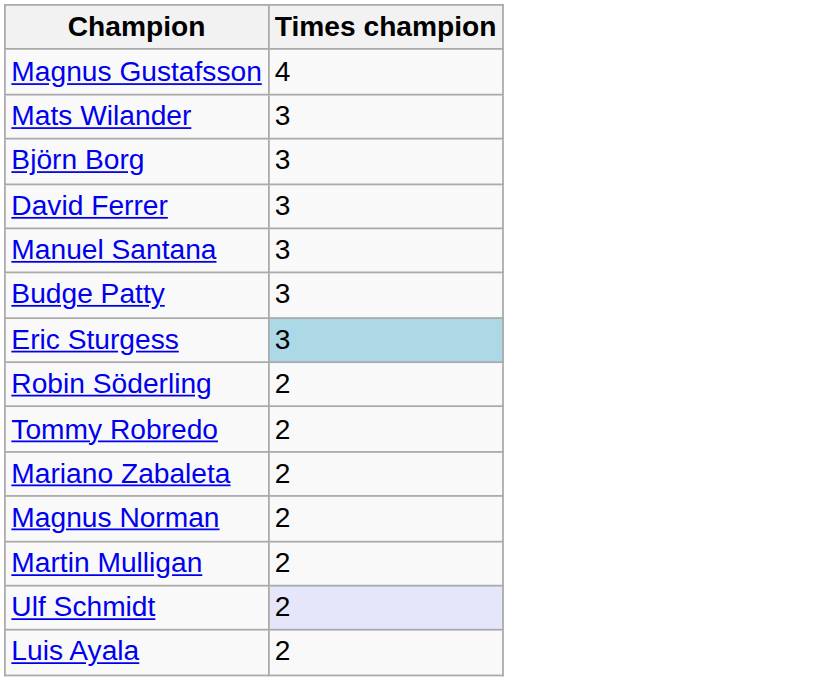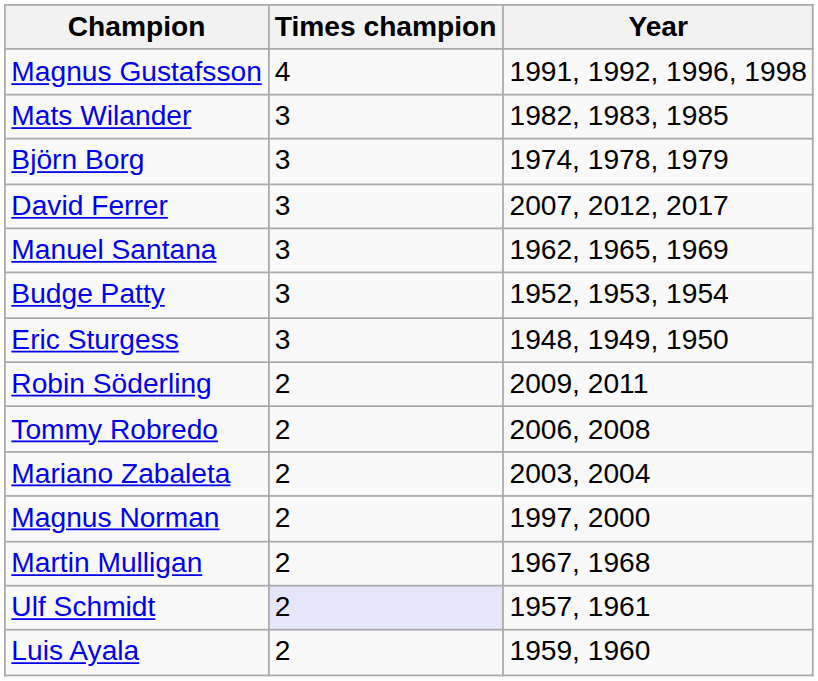+ column: (658, 26)
(283, 339) lightblue background -> (283, 339) no background
